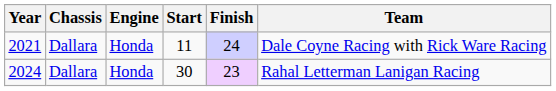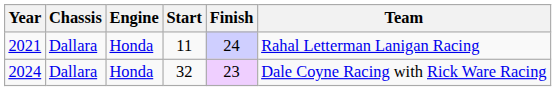(404, 45) Dale Coyne Racing with Rick Ware Racing -> (370, 45) Rahal Letterman Lanigan Racing
(184, 72) 30 -> (184, 72) 32
(370, 72) Rahal Letterman Lanigan Racing -> (404, 72) Dale Coyne Racing with Rick Ware Racing
